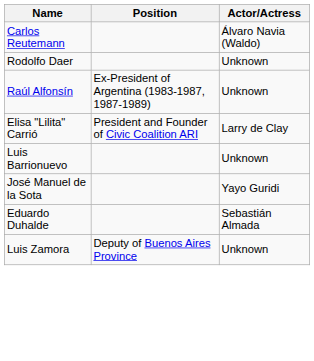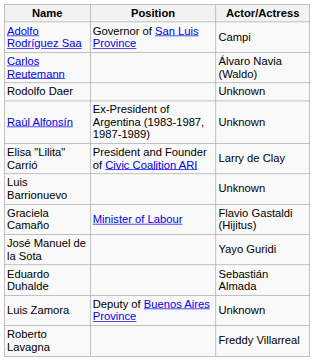+ row: (44, 37)
+ row: (28, 219)
+ row: (28, 341)
